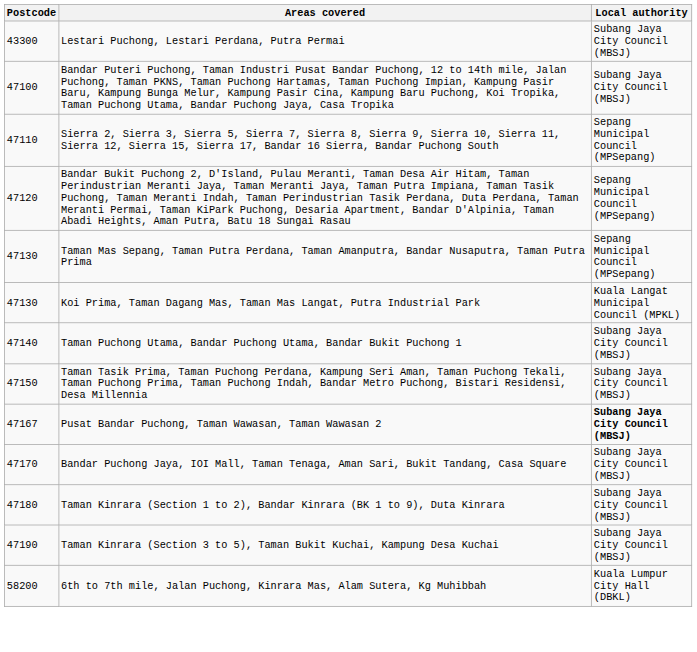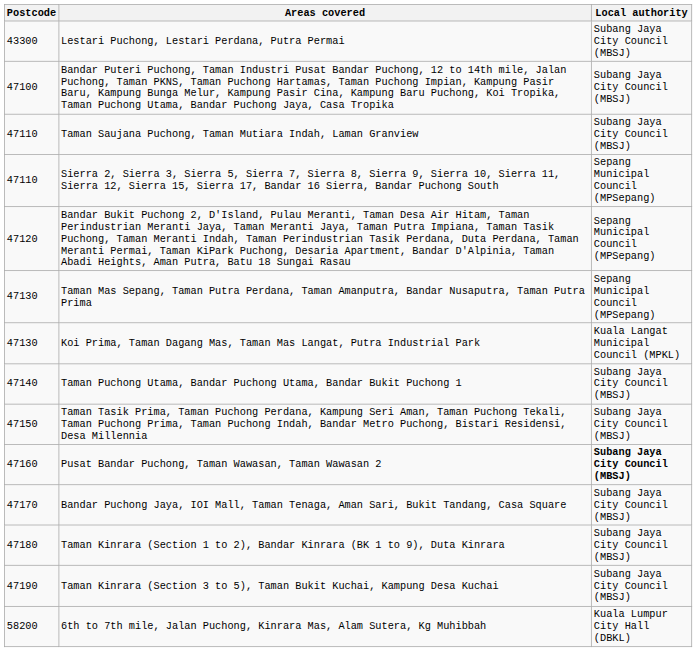+ row: (240, 134)
(22, 424) 47167 -> (22, 465) 47160
